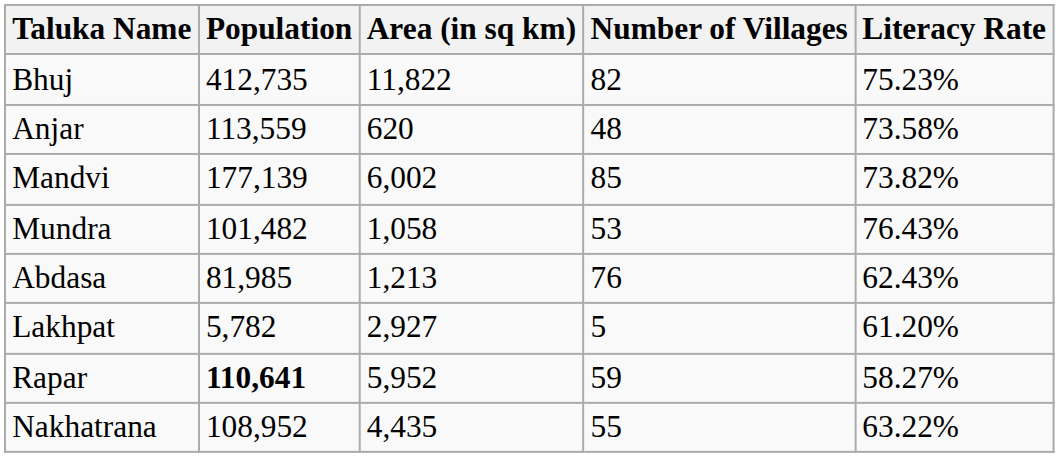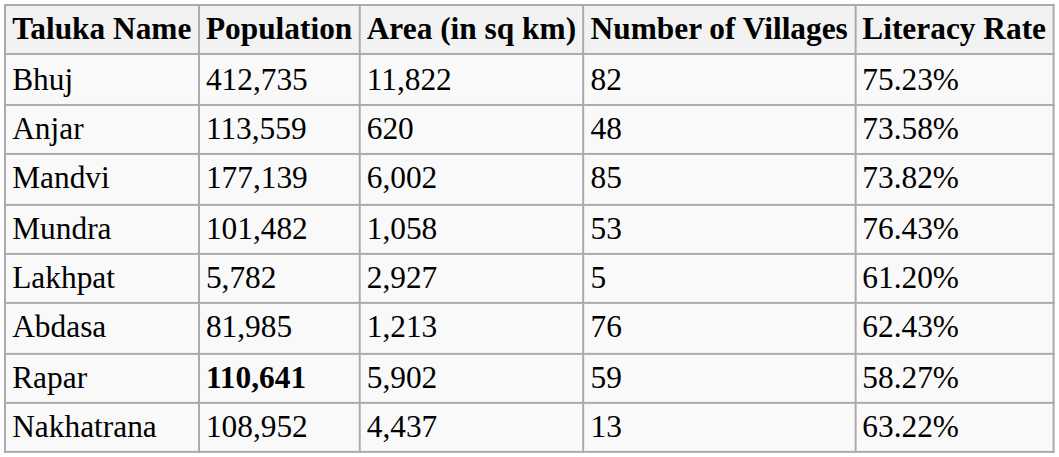rows swapped: (59, 278) <-> (64, 327)
(402, 377) 5,952 -> (402, 377) 5,902
(402, 427) 4,435 -> (402, 427) 4,437
(606, 427) 55 -> (606, 427) 13
